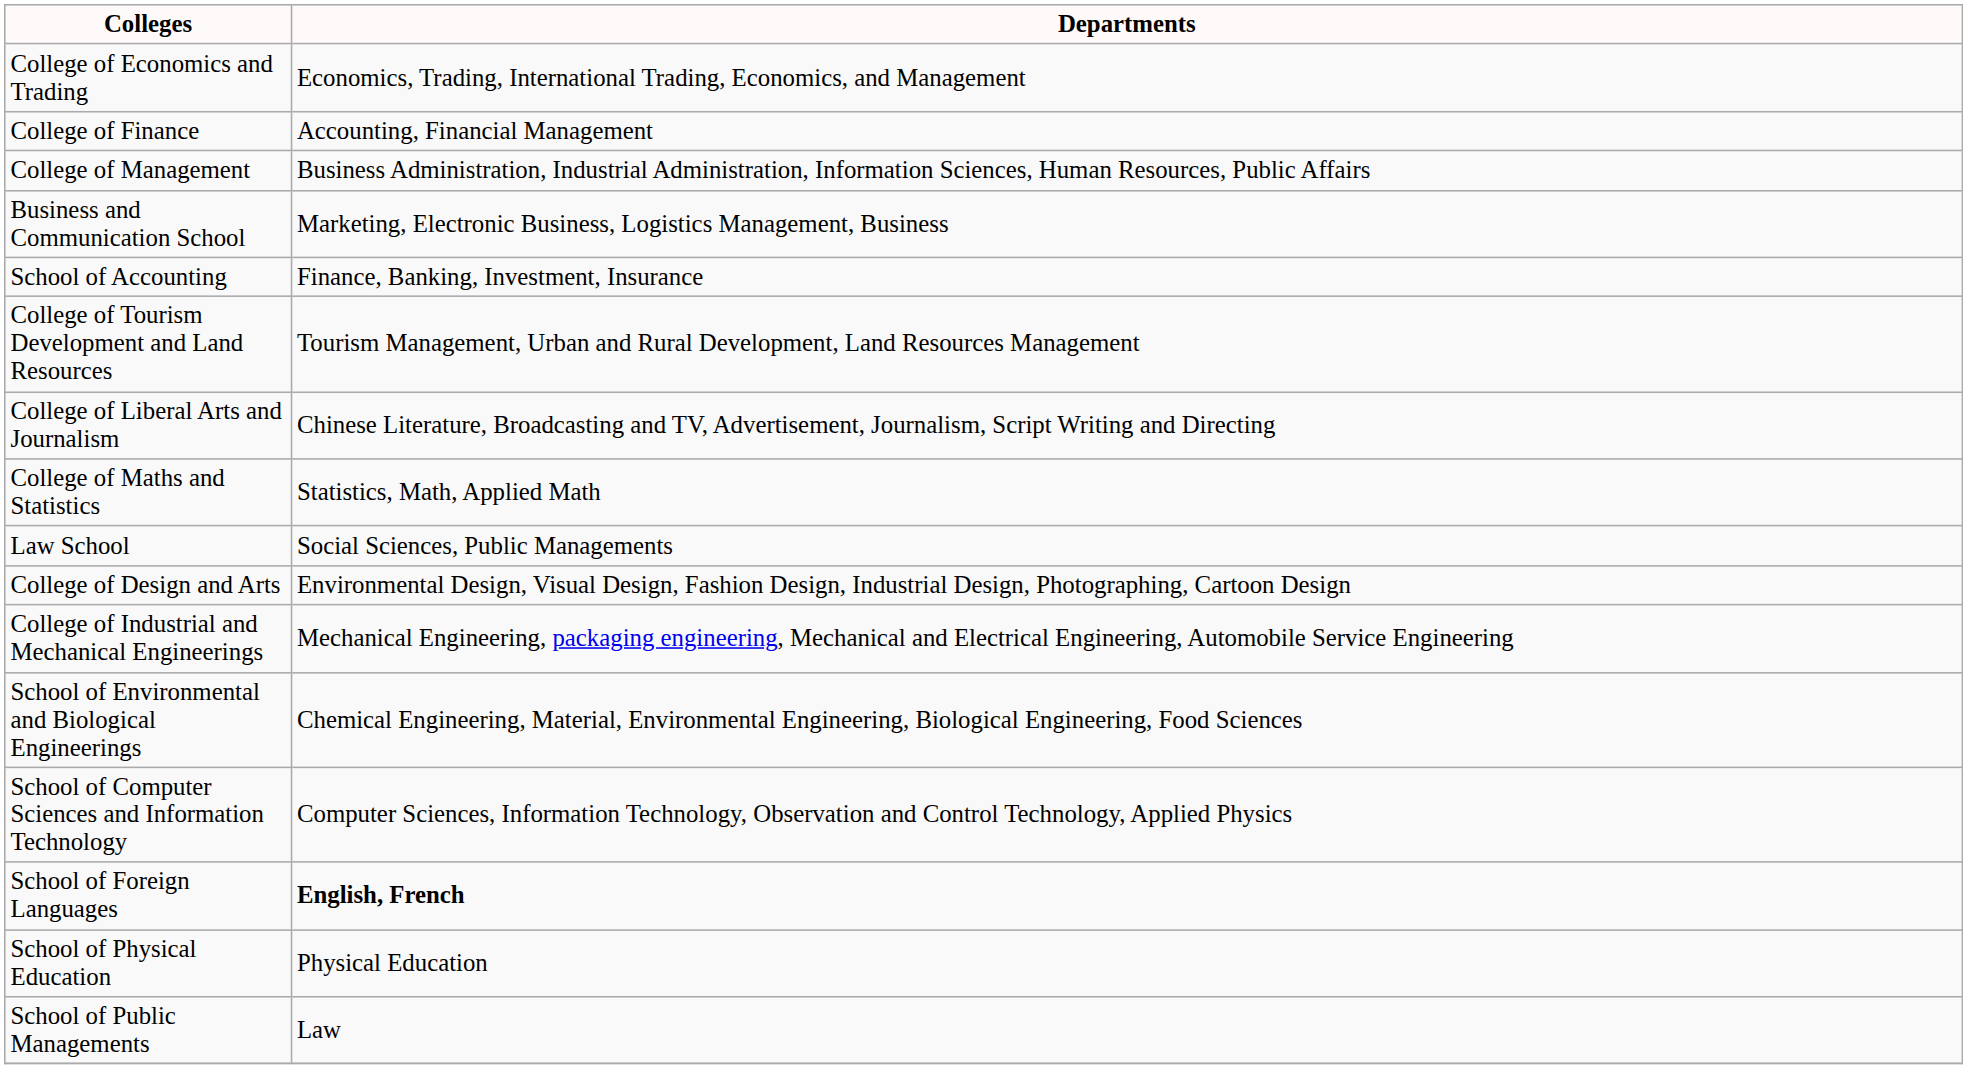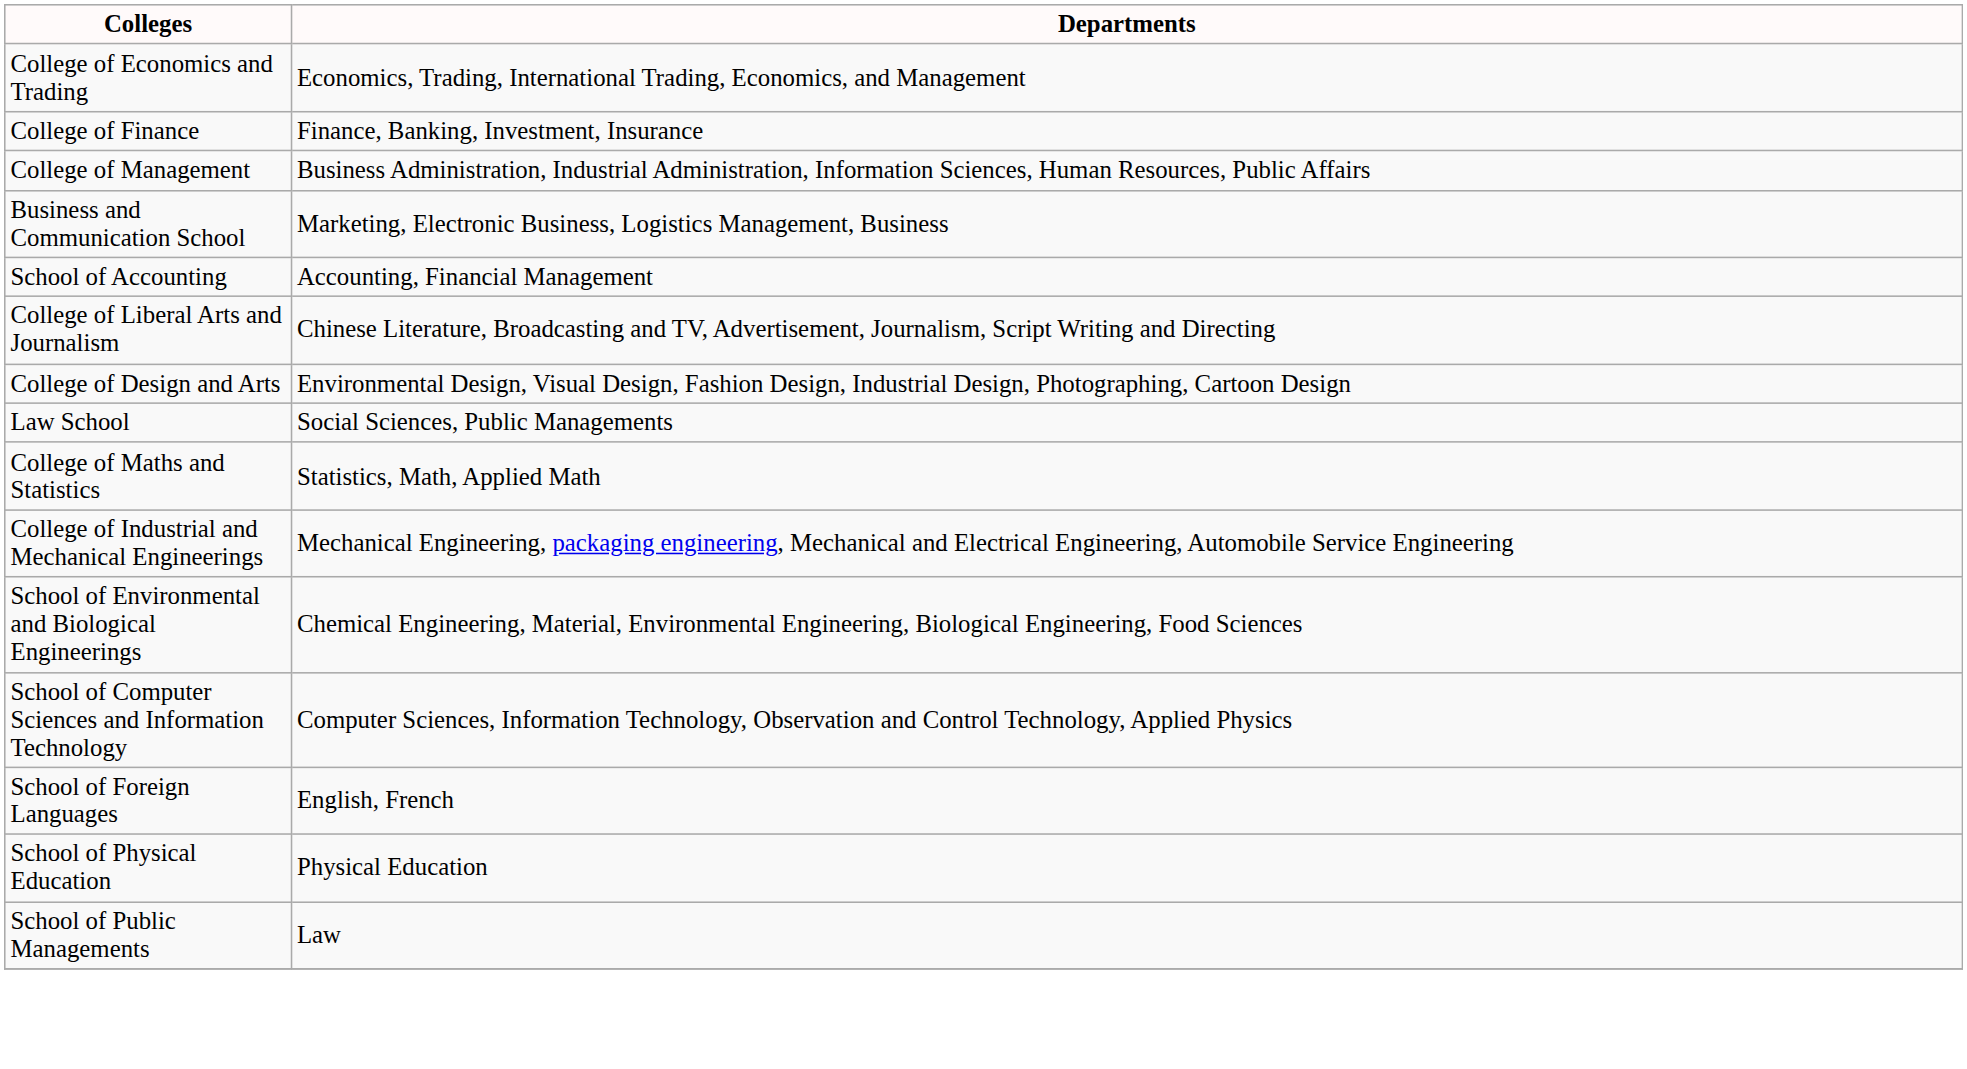(475, 130) Accounting, Financial Management -> (500, 130) Finance, Banking, Investment, Insurance
(500, 276) Finance, Banking, Investment, Insurance -> (475, 276) Accounting, Financial Management
- row: (127, 343)
rows swapped: (145, 584) <-> (118, 492)
(381, 895) bold -> (375, 800) normal
